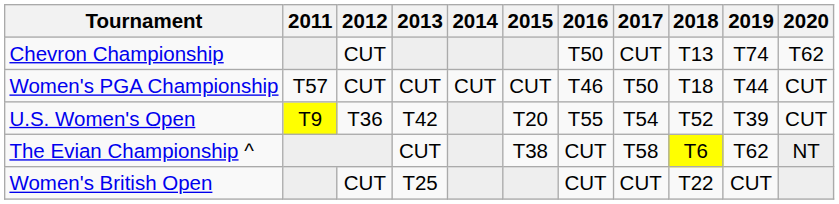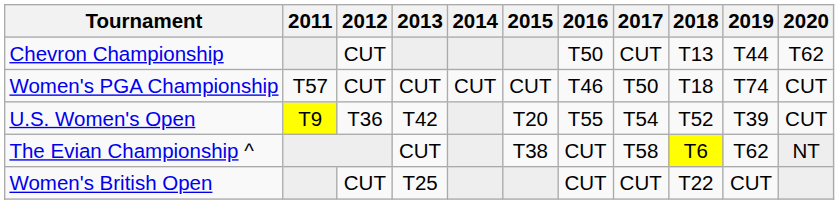(751, 54) T74 -> (751, 54) T44
(751, 86) T44 -> (751, 86) T74
